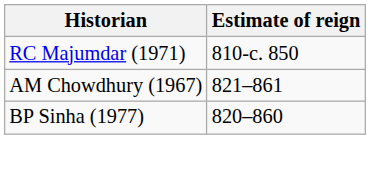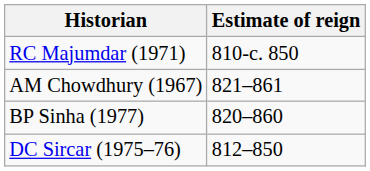+ row: (95, 149)
